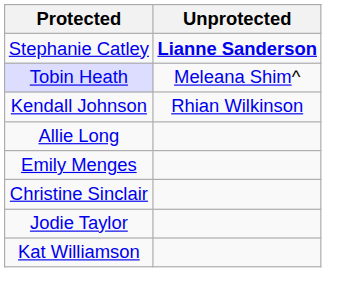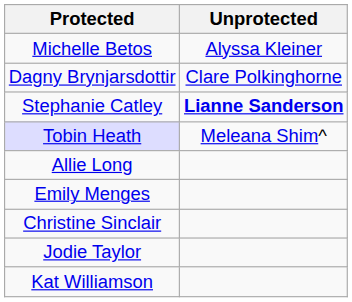+ row: (92, 48)
+ row: (92, 77)
- row: (79, 106)
